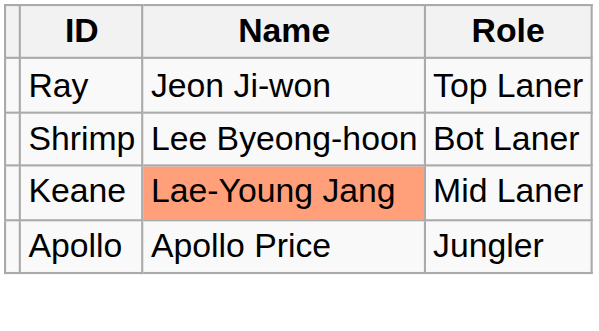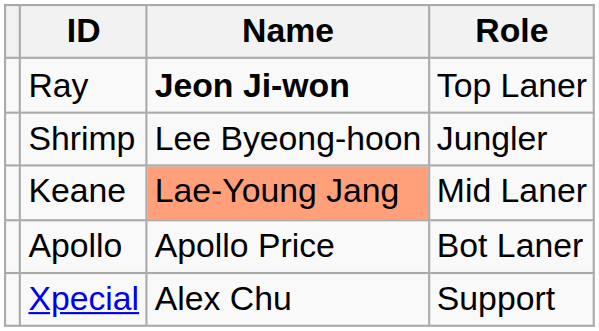(241, 84) normal -> (252, 84) bold
(506, 138) Bot Laner -> (492, 138) Jungler
(488, 245) Jungler -> (510, 245) Bot Laner
+ row: (84, 298)
